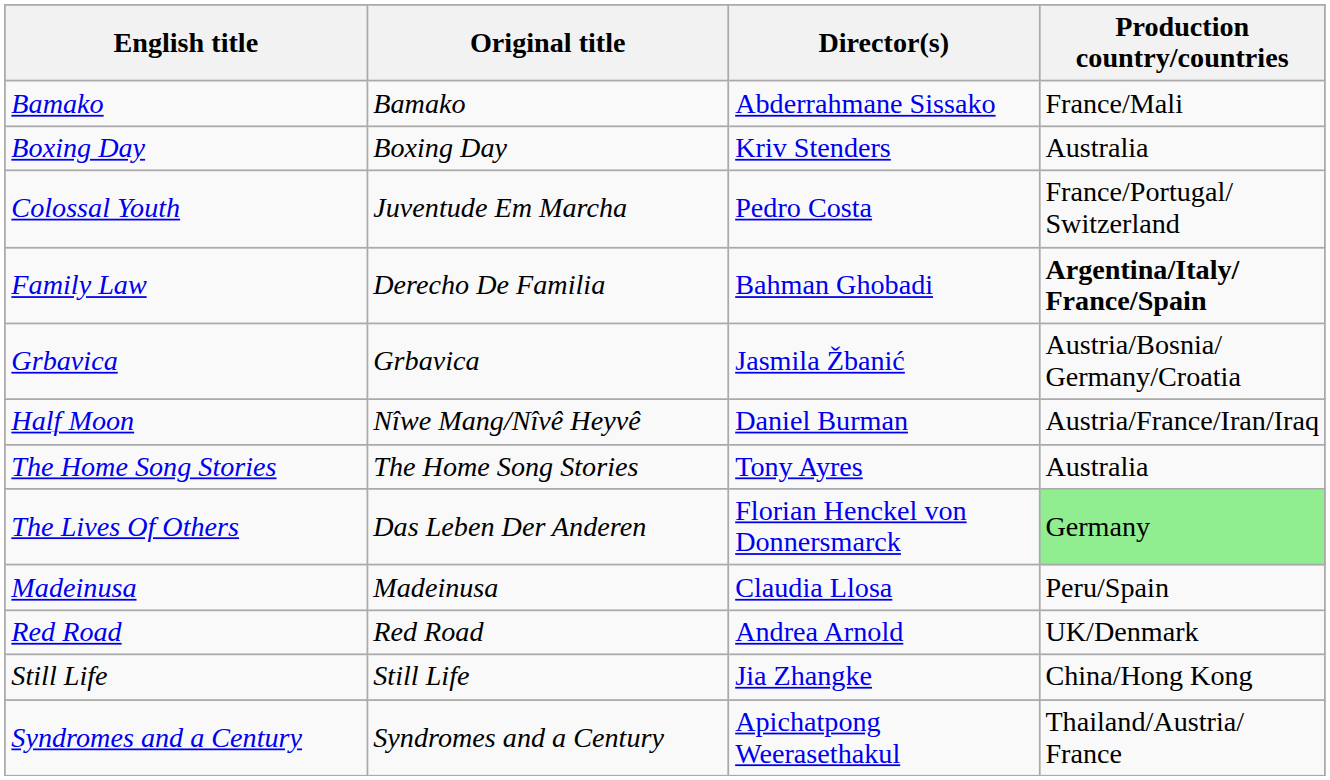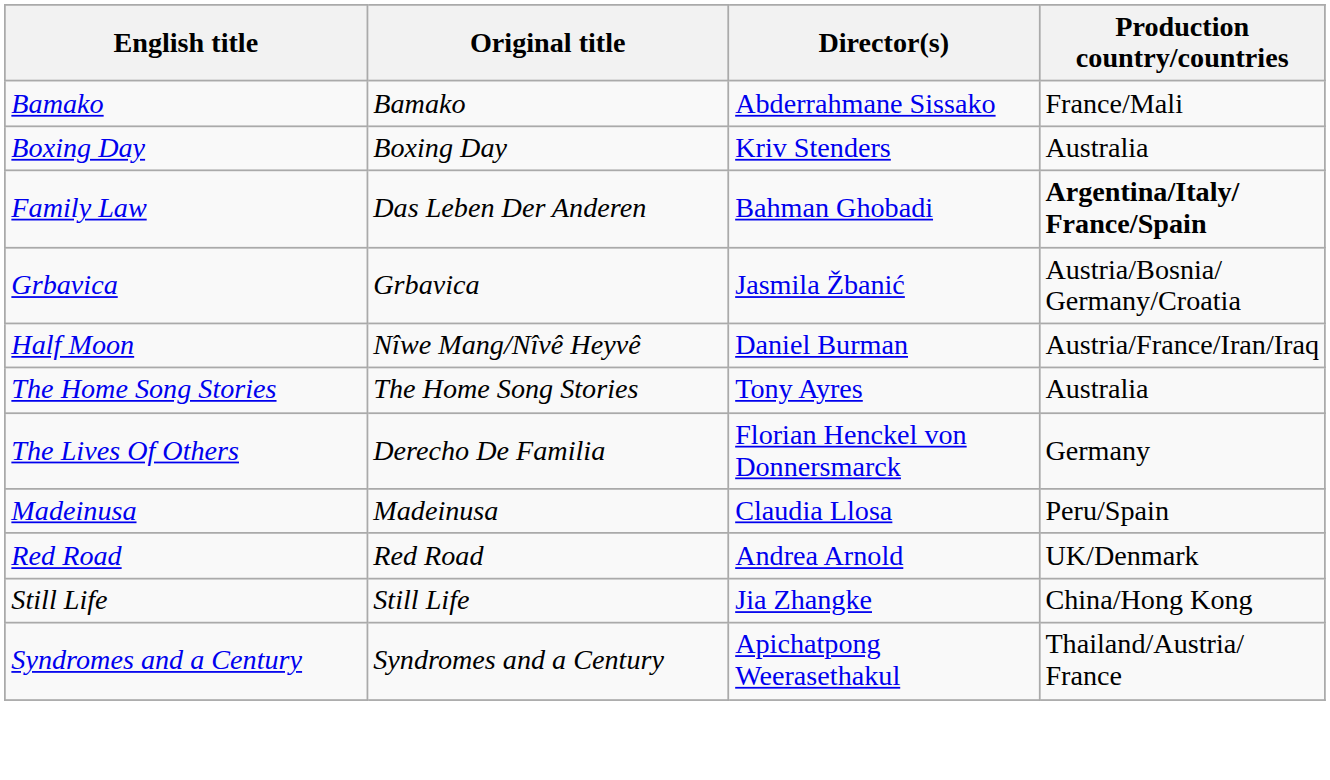- row: (96, 208)
(489, 284) Derecho De Familia -> (510, 208) Das Leben Der Anderen
(510, 526) Das Leben Der Anderen -> (489, 450) Derecho De Familia
(1098, 526) lightgreen background -> (1098, 450) no background
